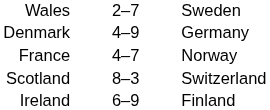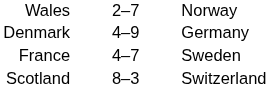(211, 10) Sweden -> (209, 10) Norway
(209, 55) Norway -> (211, 55) Sweden
- row: (45, 101)
